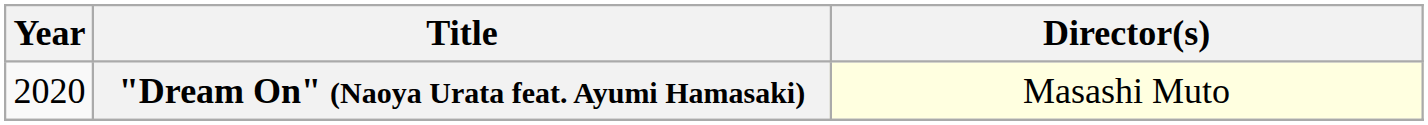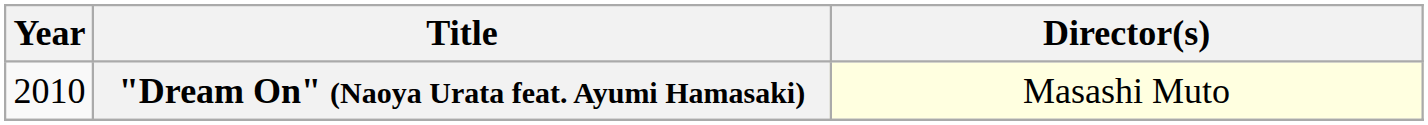(49, 90) 2020 -> (49, 90) 2010
